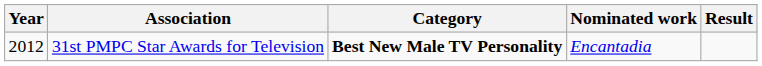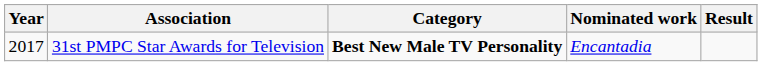(26, 46) 2012 -> (26, 46) 2017
